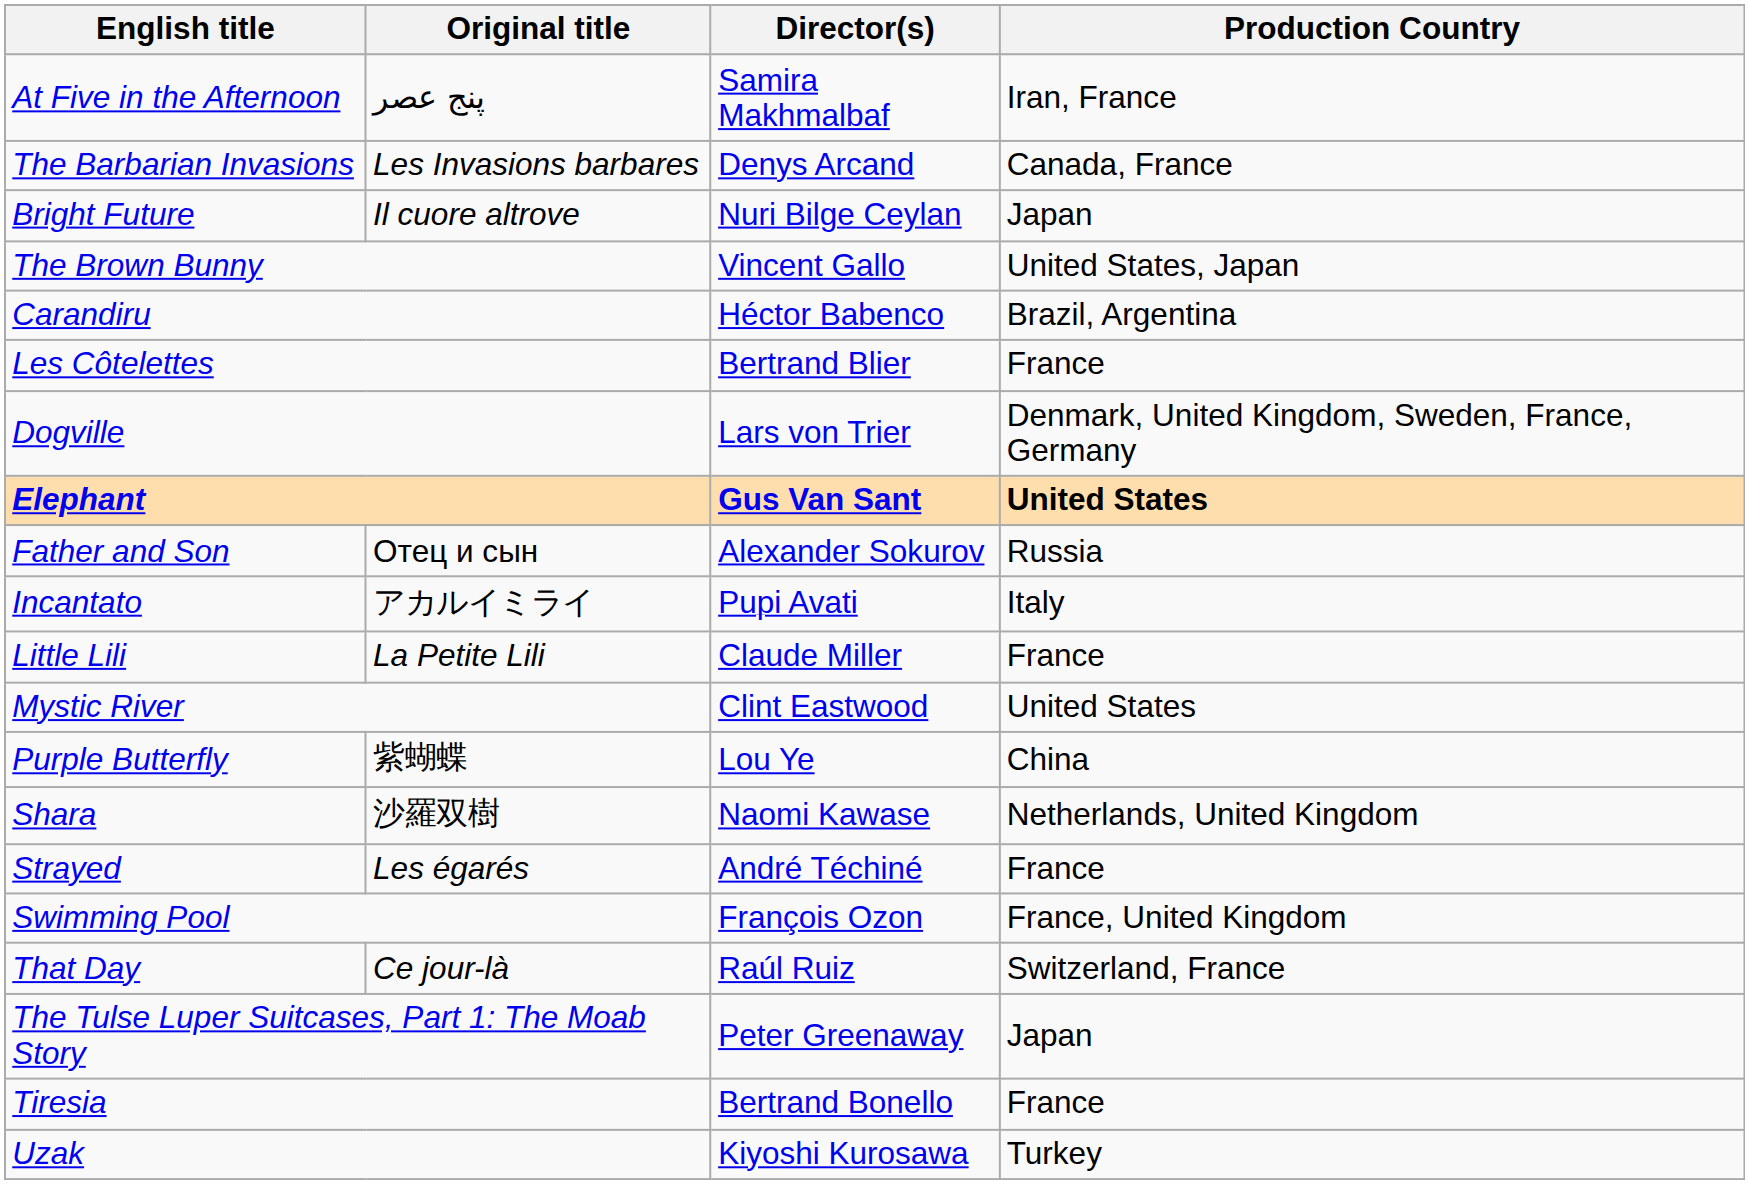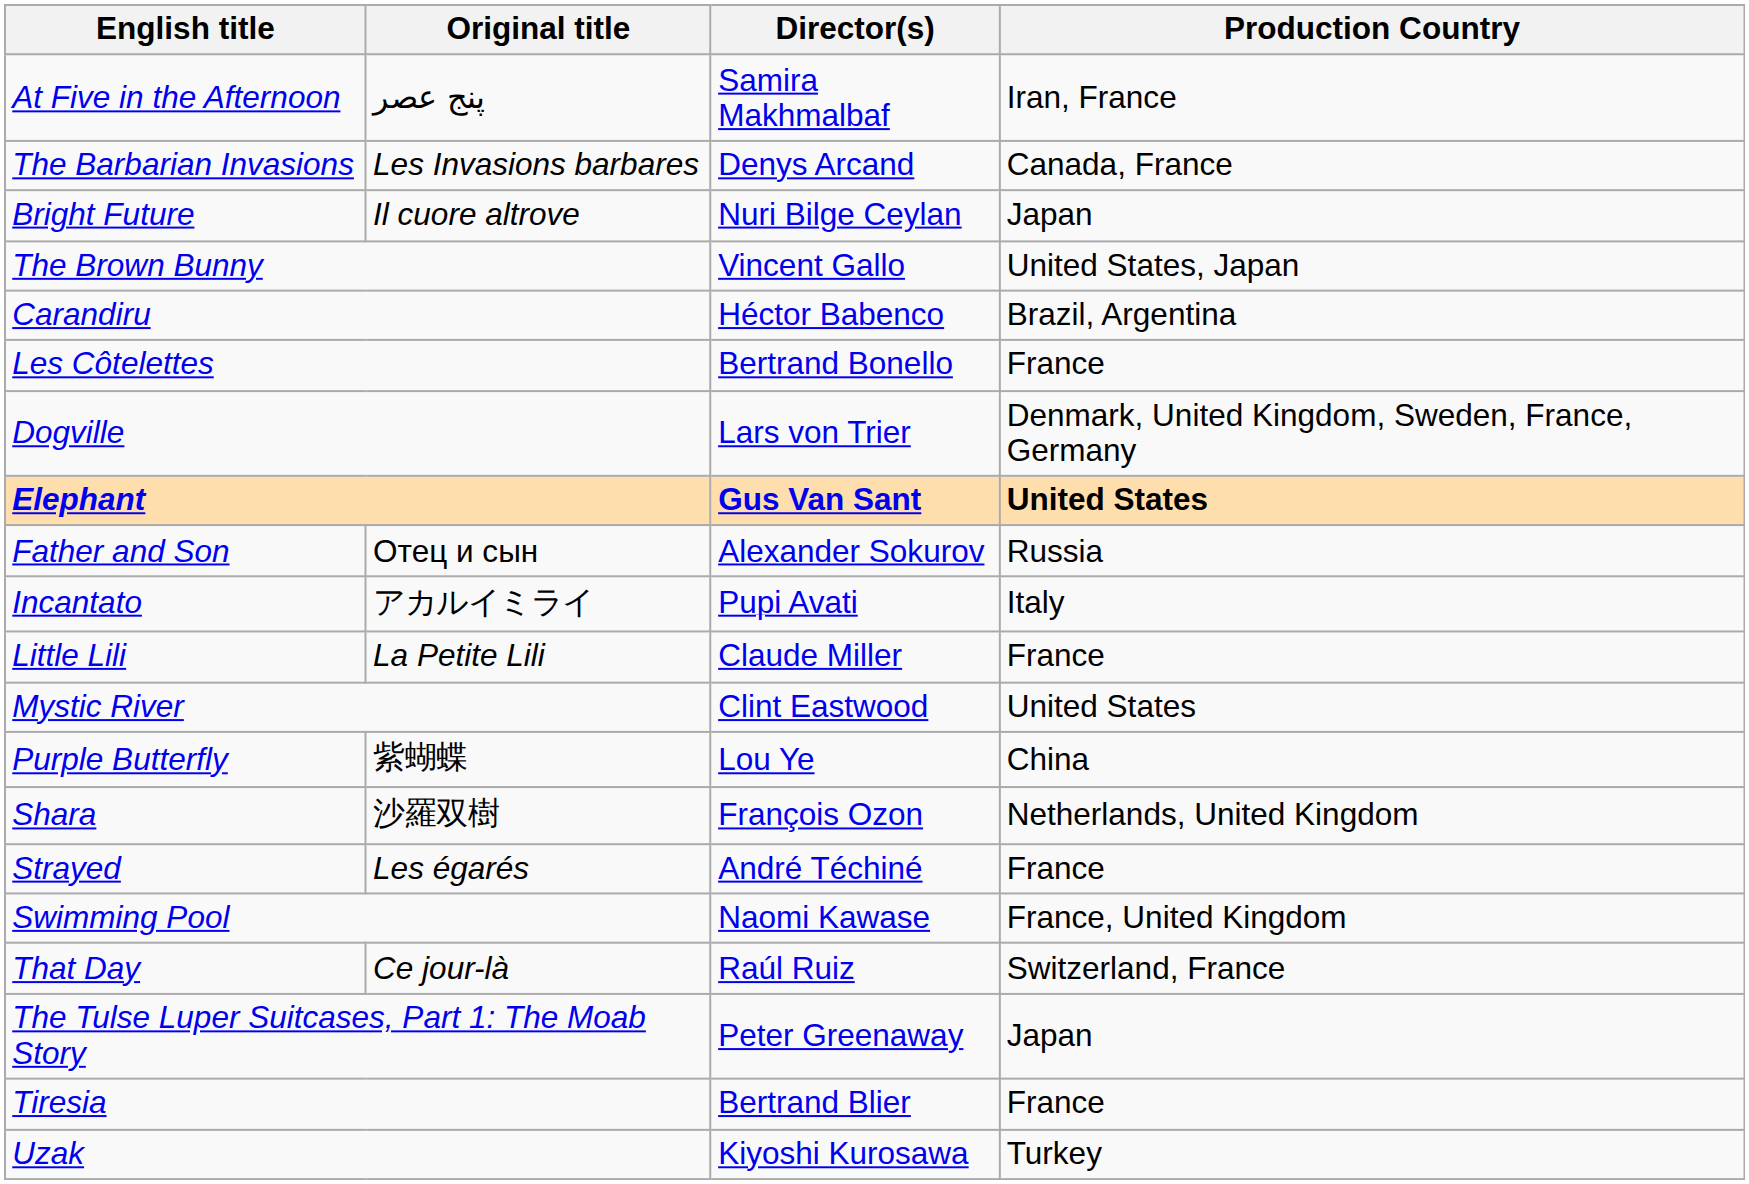(814, 364) Bertrand Blier -> (836, 364) Bertrand Bonello
(824, 815) Naomi Kawase -> (821, 815) François Ozon
(821, 917) François Ozon -> (824, 917) Naomi Kawase
(836, 1103) Bertrand Bonello -> (814, 1103) Bertrand Blier
